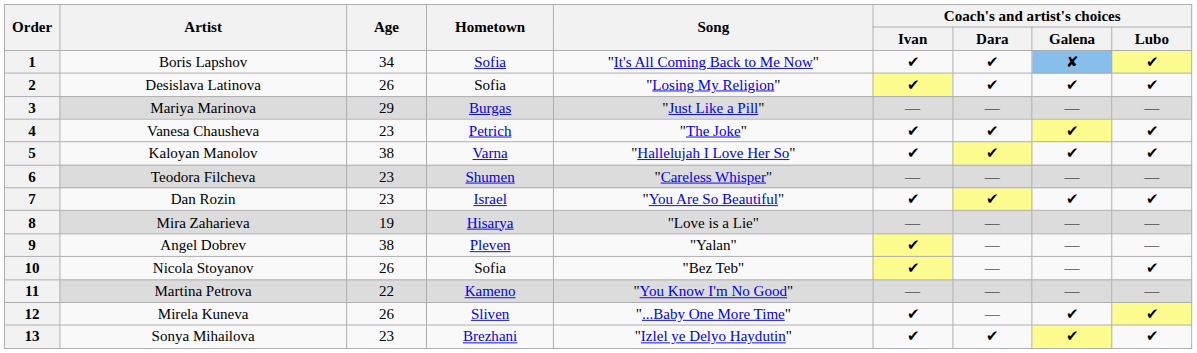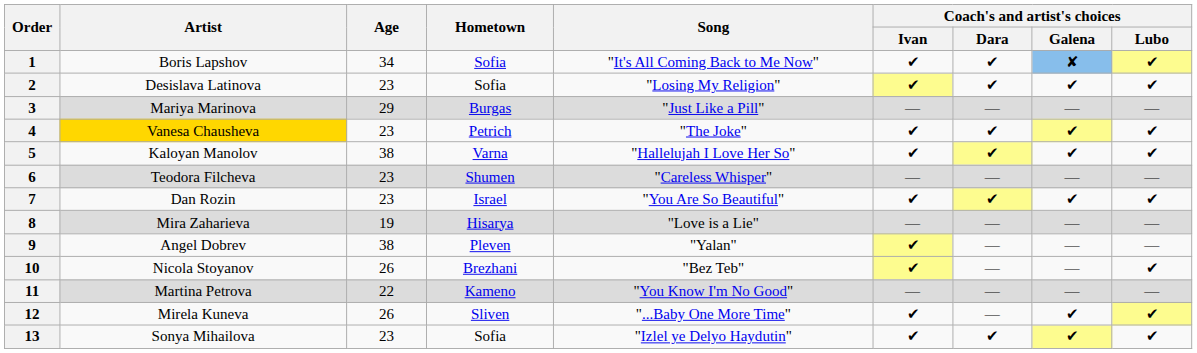(386, 85) 26 -> (386, 85) 23
(203, 130) no background -> (203, 130) gold background
(490, 268) Sofia -> (490, 268) Brezhani
(490, 337) Brezhani -> (490, 337) Sofia
